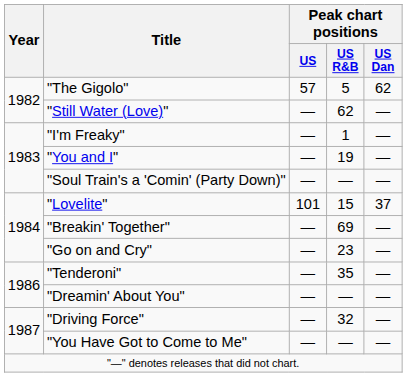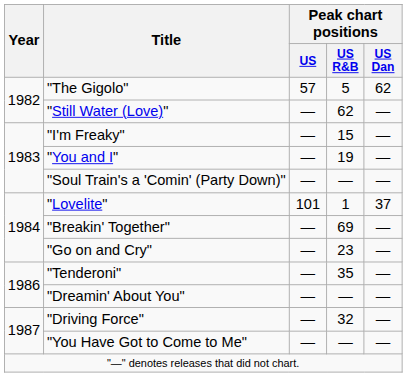(345, 134) 1 -> (345, 134) 15
(345, 204) 15 -> (345, 204) 1
